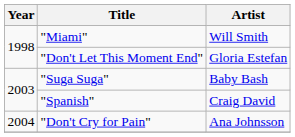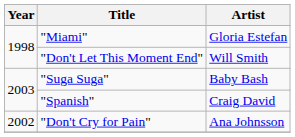(239, 36) Will Smith -> (248, 36) Gloria Estefan
(248, 57) Gloria Estefan -> (239, 57) Will Smith
(21, 121) 2004 -> (21, 121) 2002
